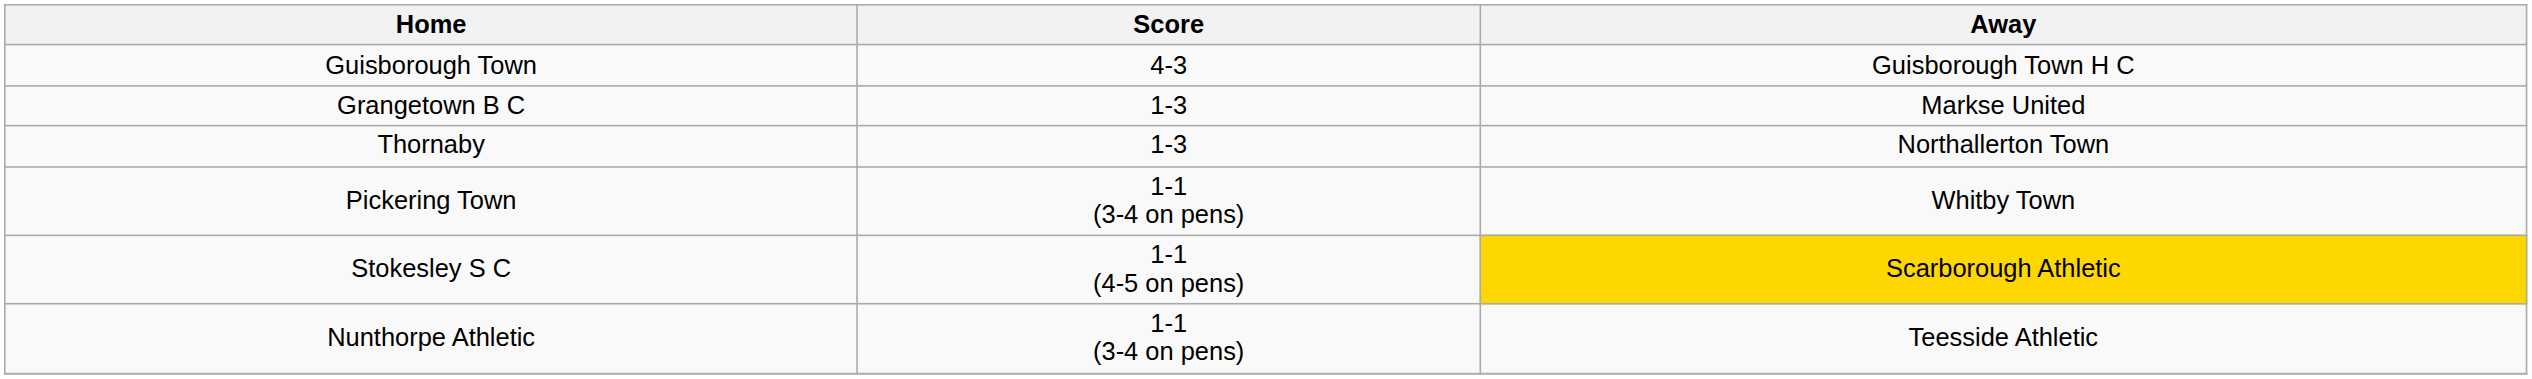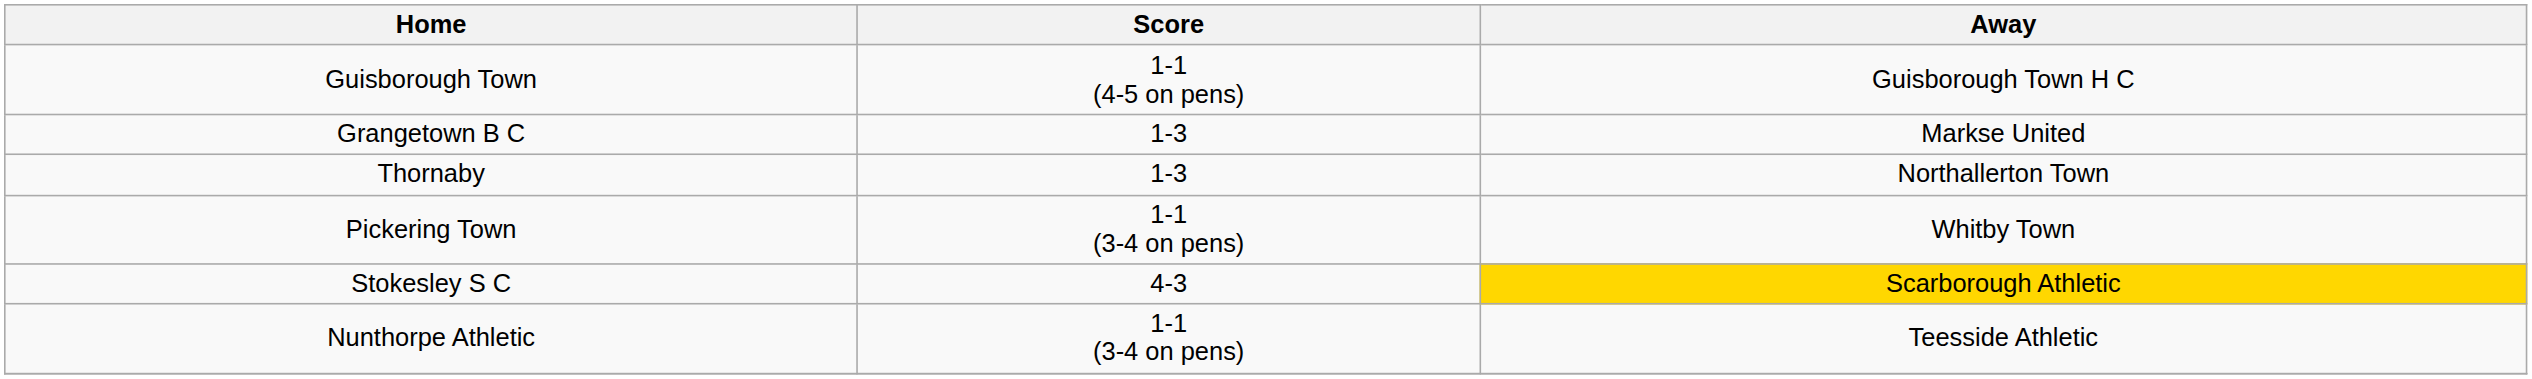(1169, 65) 4-3 -> (1169, 79) 1-1 (4-5 on pens)
(1169, 269) 1-1 (4-5 on pens) -> (1169, 283) 4-3
